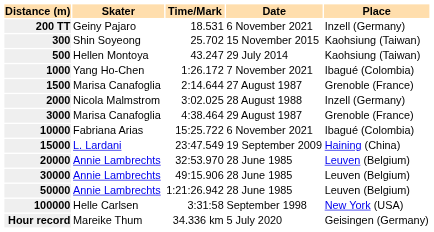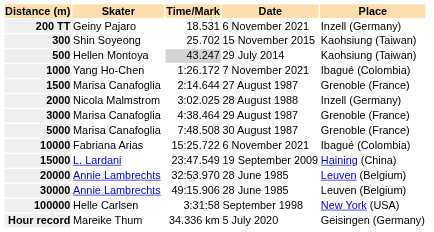(207, 56) no background -> (203, 56) lightgrey background
+ row: (58, 130)
- row: (55, 190)
